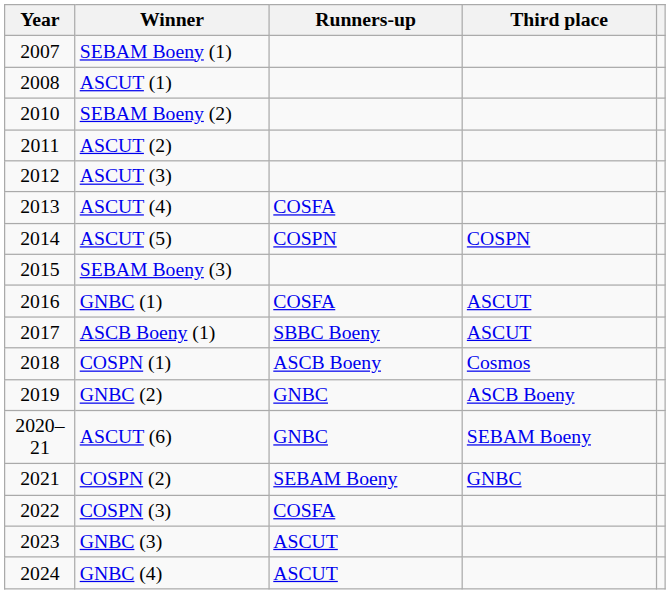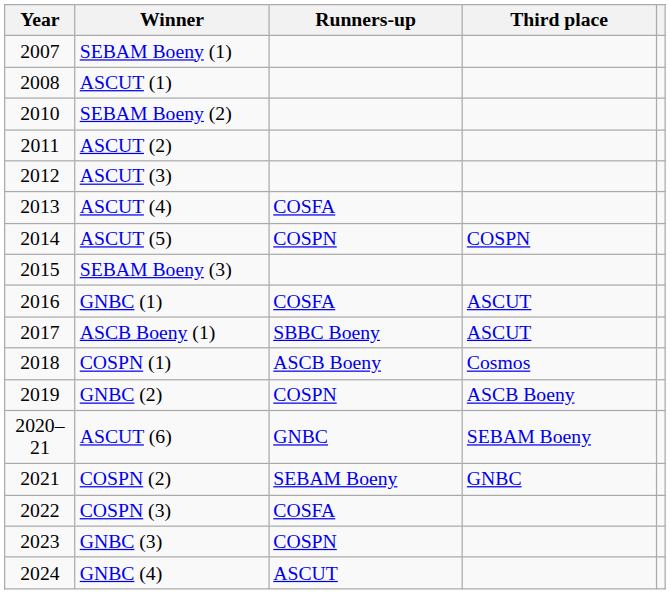(301, 394) GNBC -> (305, 394) COSPN
(306, 541) ASCUT -> (305, 541) COSPN
